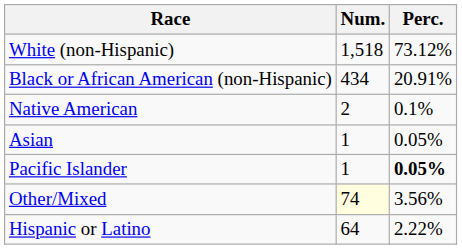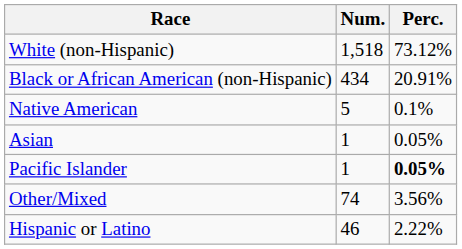(345, 109) 2 -> (345, 109) 5
(350, 199) lightyellow background -> (350, 199) no background
(350, 229) 64 -> (350, 229) 46
